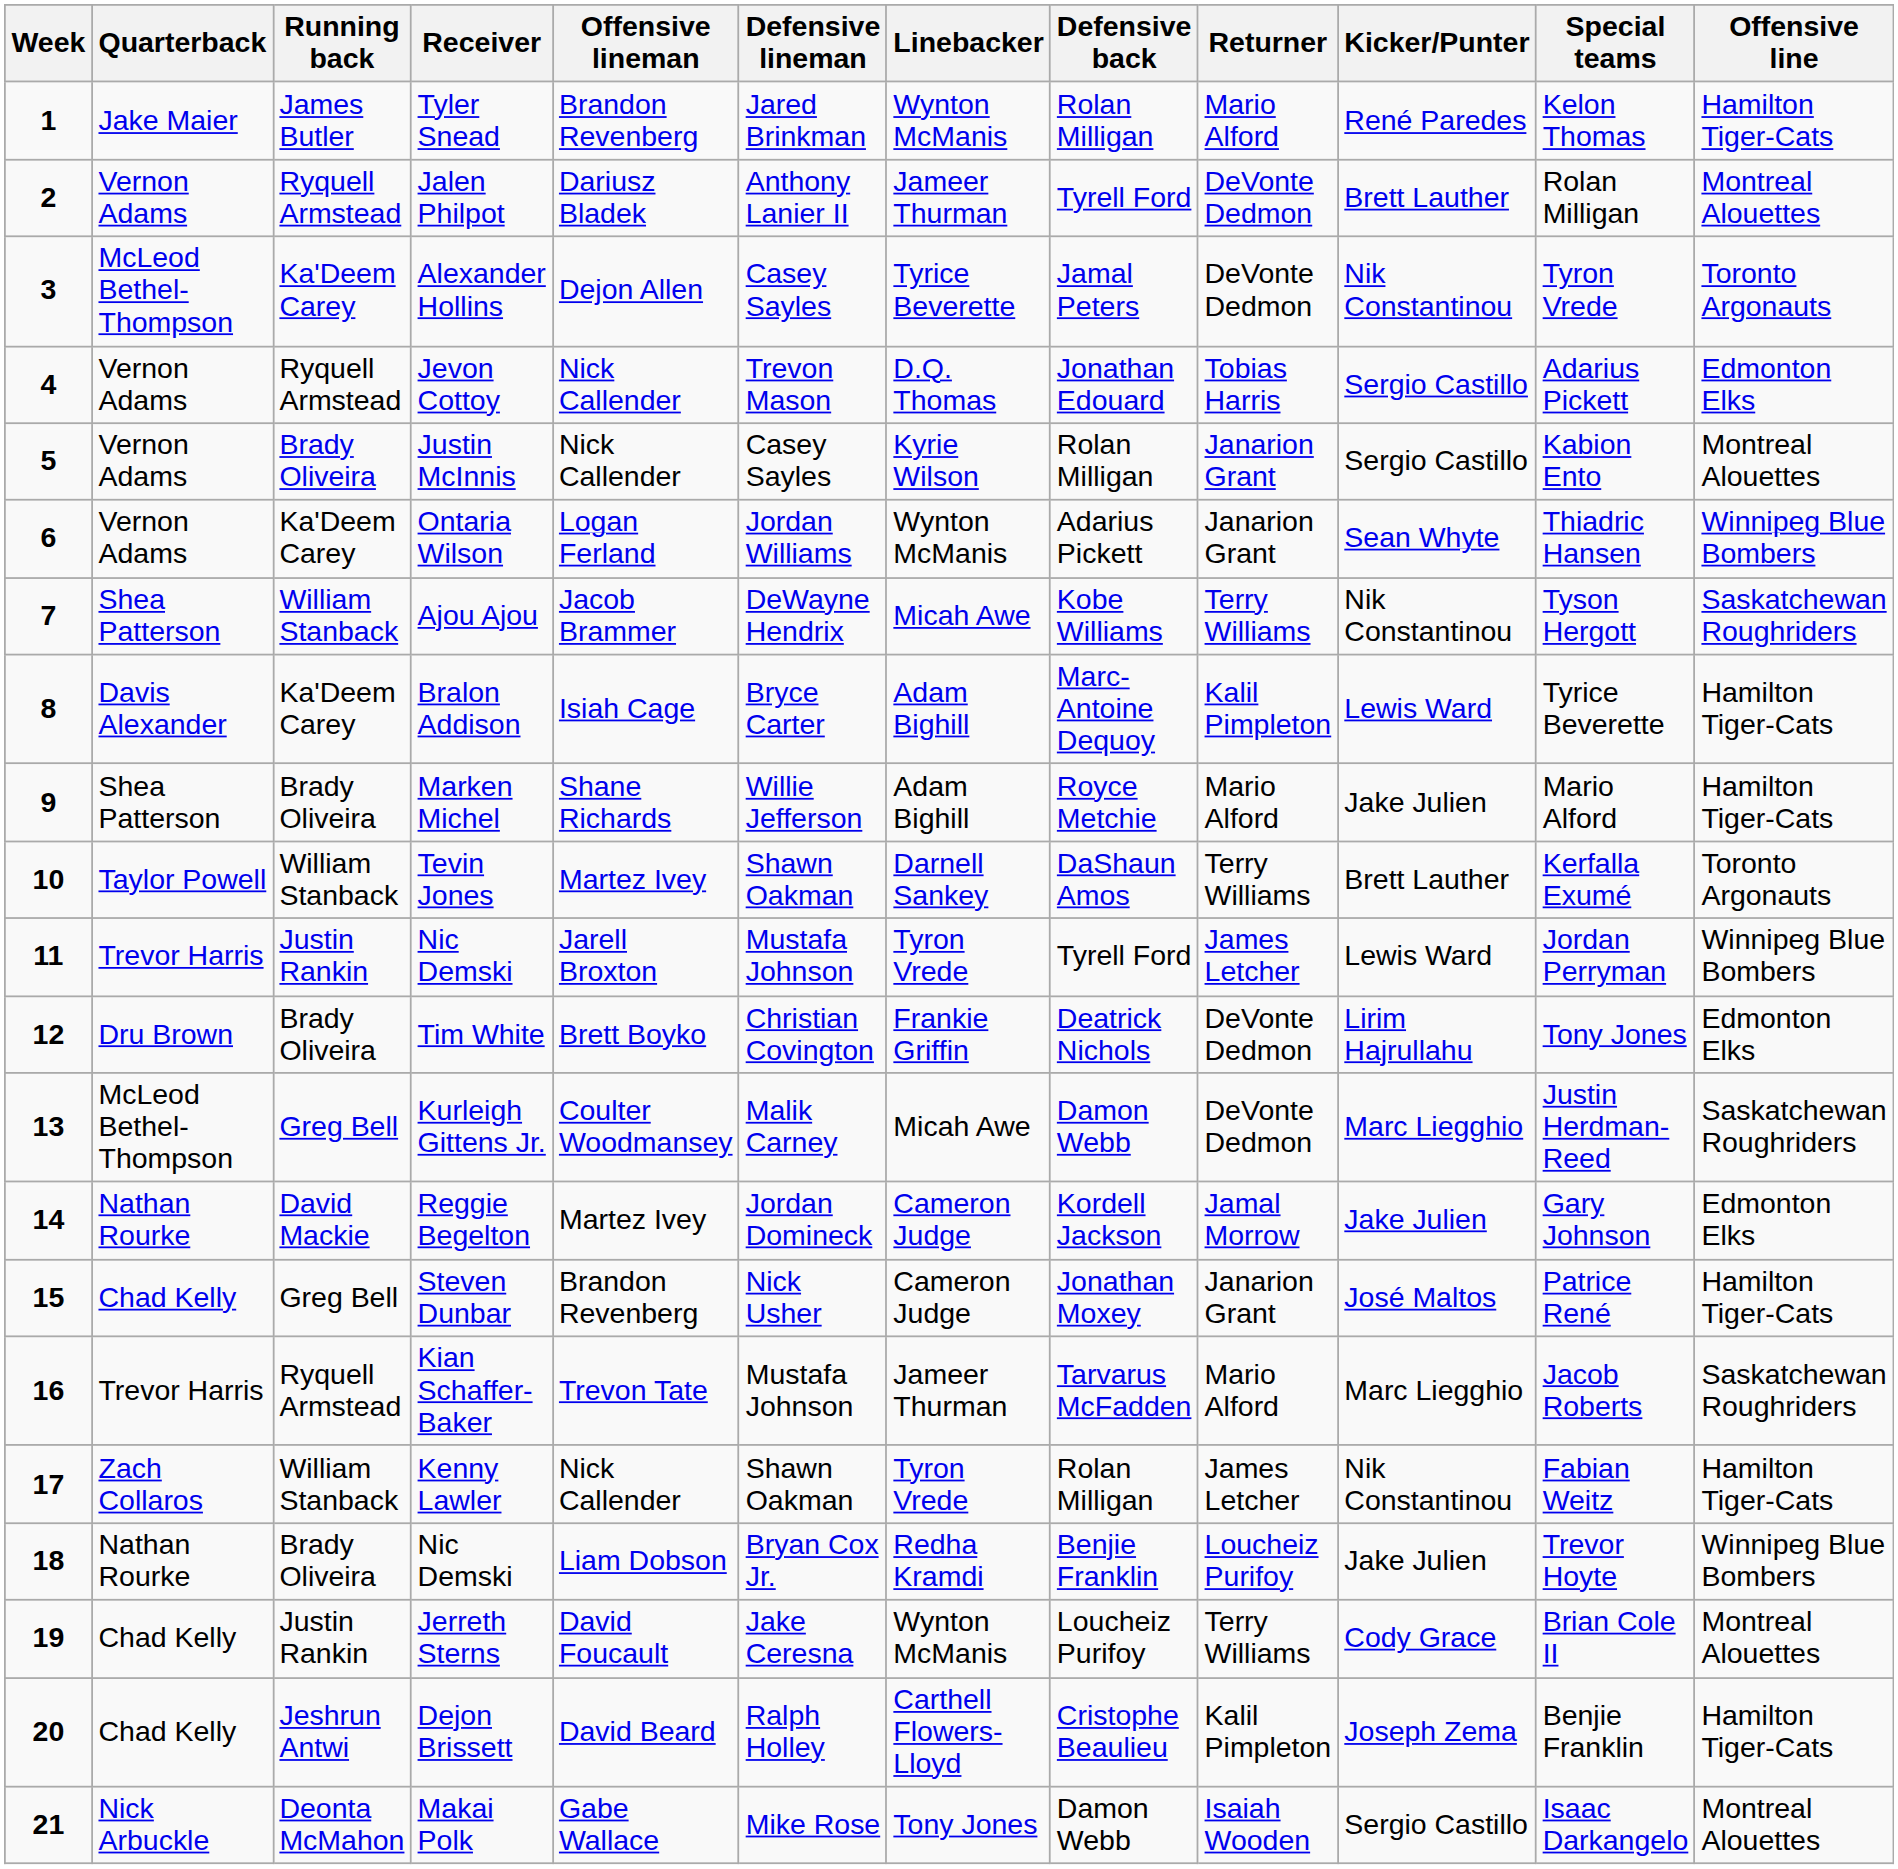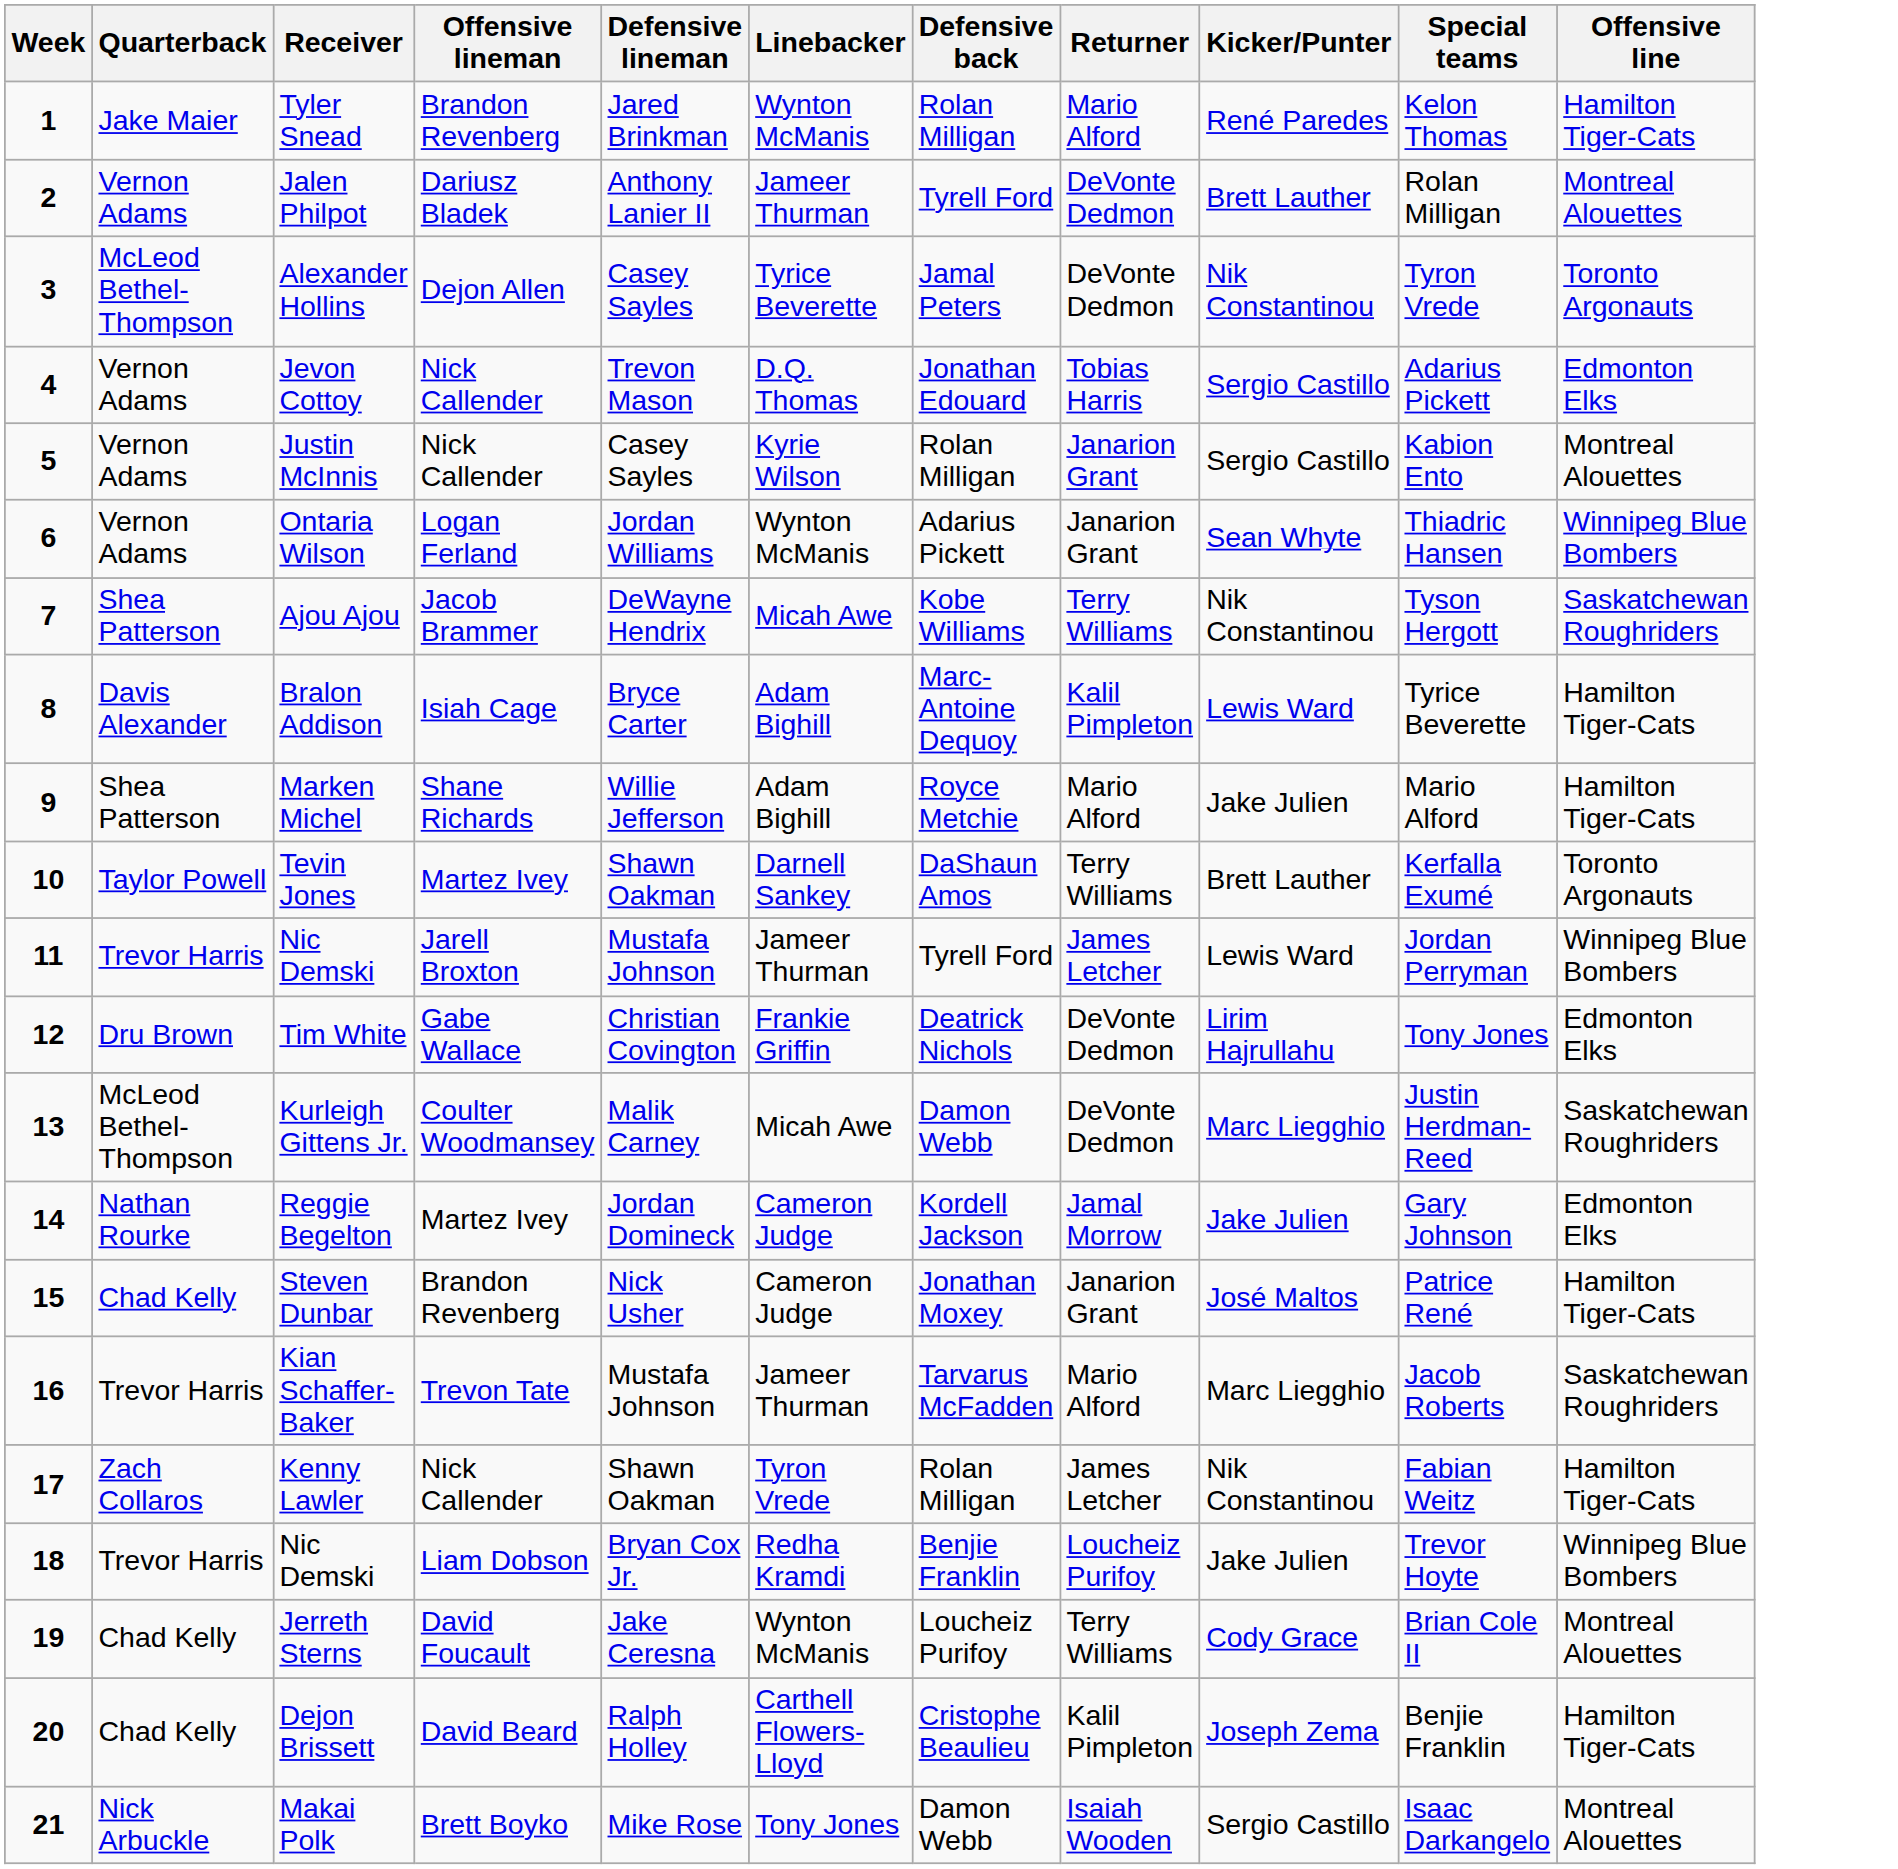- column: (342, 43)
(931, 956) Tyron Vrede -> (812, 956) Jameer Thurman
(633, 1033) Brett Boyko -> (471, 1033) Gabe Wallace
(144, 1560) Nathan Rourke -> (181, 1560) Trevor Harris
(609, 1824) Gabe Wallace -> (494, 1824) Brett Boyko
